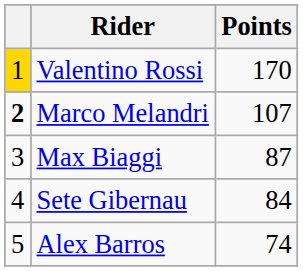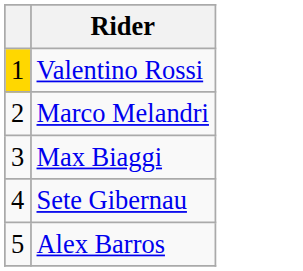- column: (257, 26)
(18, 113) bold -> (18, 113) normal
